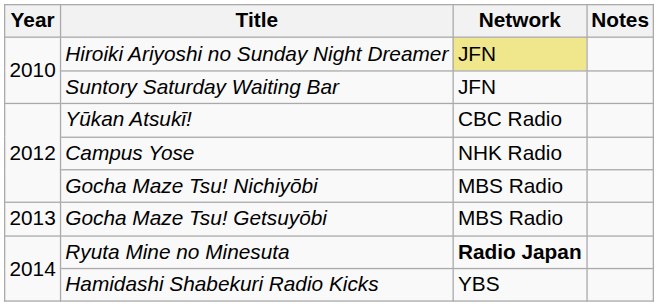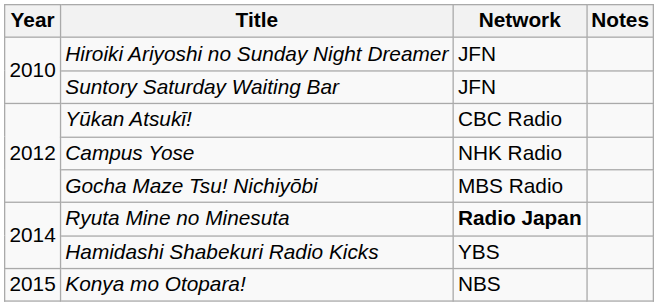(477, 53) khaki background -> (477, 53) no background
- row: (196, 218)
+ row: (155, 284)
